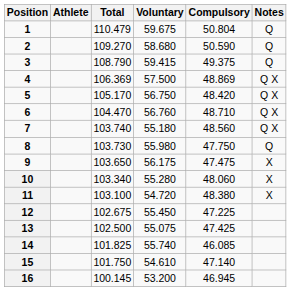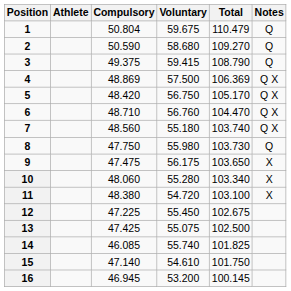columns swapped: (219, 13) <-> (112, 13)
